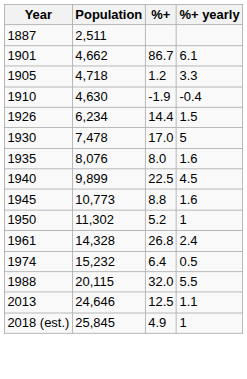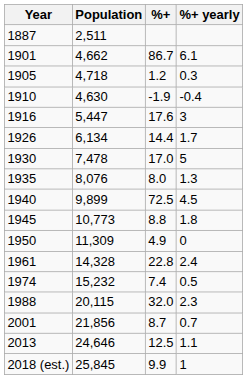(188, 76) 3.3 -> (188, 76) 0.3
+ row: (22, 117)
(92, 117) 6,234 -> (92, 138) 6,134
(188, 117) 1.5 -> (188, 138) 1.7
(188, 158) 1.6 -> (188, 179) 1.3
(161, 179) 22.5 -> (161, 199) 72.5
(188, 199) 1.6 -> (188, 220) 1.8
(95, 220) 11,302 -> (95, 240) 11,309
(157, 220) 5.2 -> (157, 240) 4.9
(183, 220) 1 -> (183, 240) 0
(161, 240) 26.8 -> (161, 261) 22.8
(157, 261) 6.4 -> (157, 281) 7.4
(188, 281) 5.5 -> (188, 302) 2.3
+ row: (22, 323)
(157, 323) 4.9 -> (157, 364) 9.9
